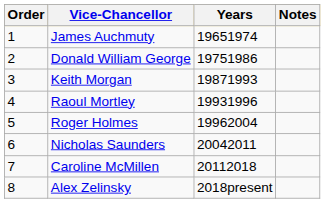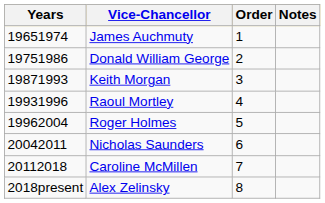columns swapped: (26, 15) <-> (235, 15)
